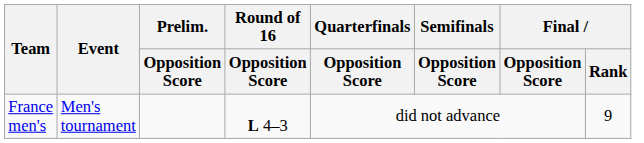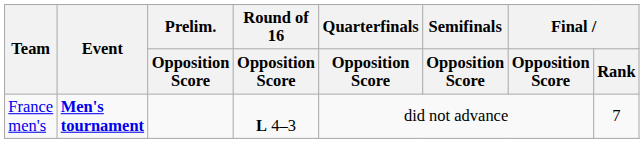(98, 116) normal -> (102, 116) bold
(608, 116) 9 -> (616, 116) 7
